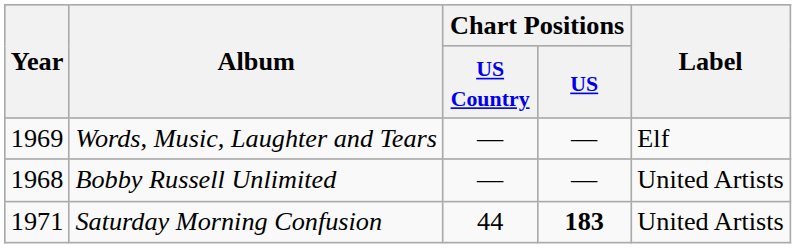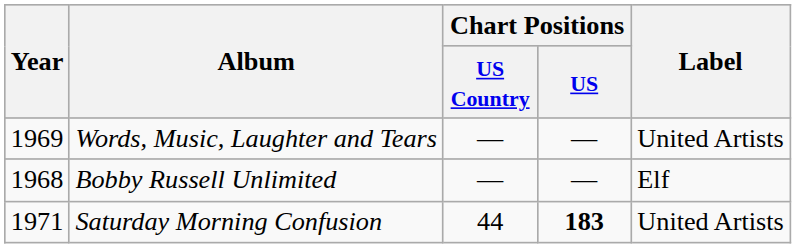(653, 138) Elf -> (711, 138) United Artists
(711, 179) United Artists -> (653, 179) Elf
